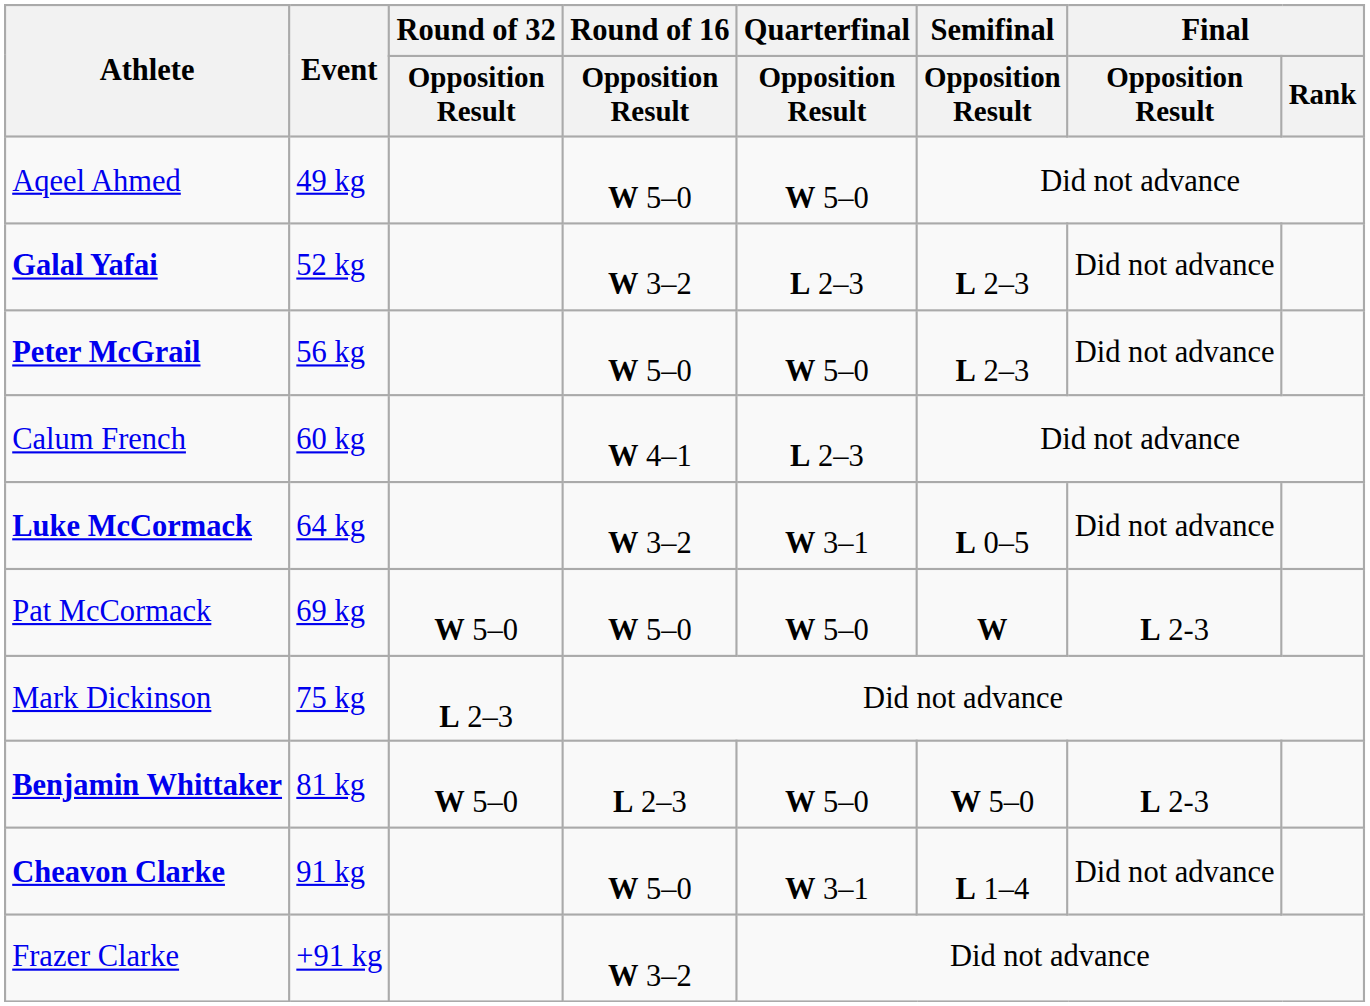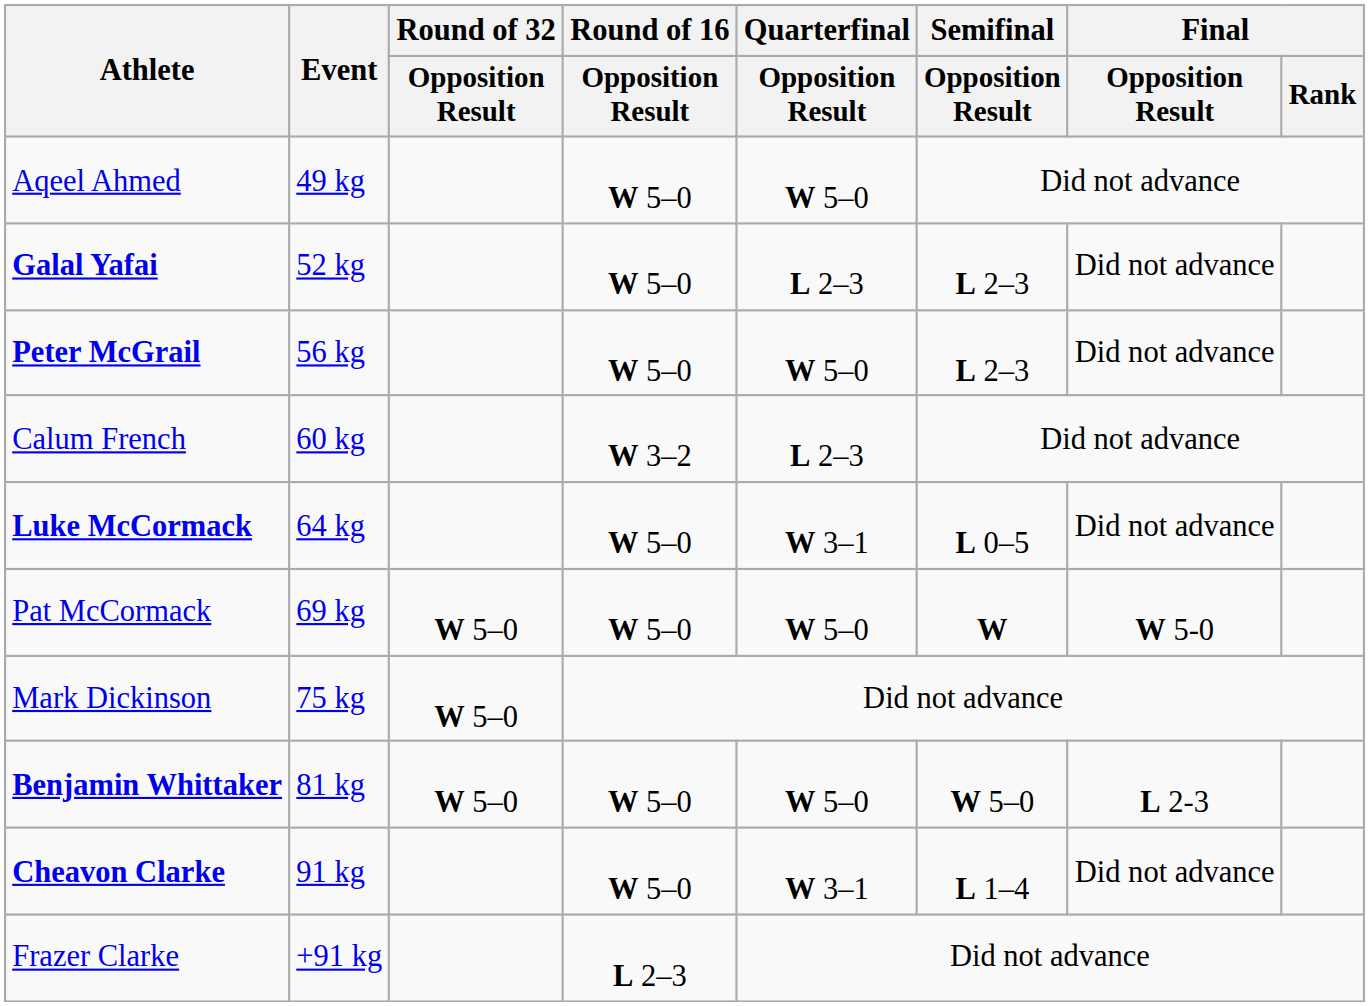(650, 284) W 3–2 -> (650, 284) W 5–0
(650, 457) W 4–1 -> (650, 457) W 3–2
(650, 543) W 3–2 -> (650, 543) W 5–0
(1175, 629) L 2-3 -> (1175, 629) W 5-0
(476, 716) L 2–3 -> (476, 716) W 5–0
(650, 802) L 2–3 -> (650, 802) W 5–0
(650, 975) W 3–2 -> (650, 975) L 2–3
